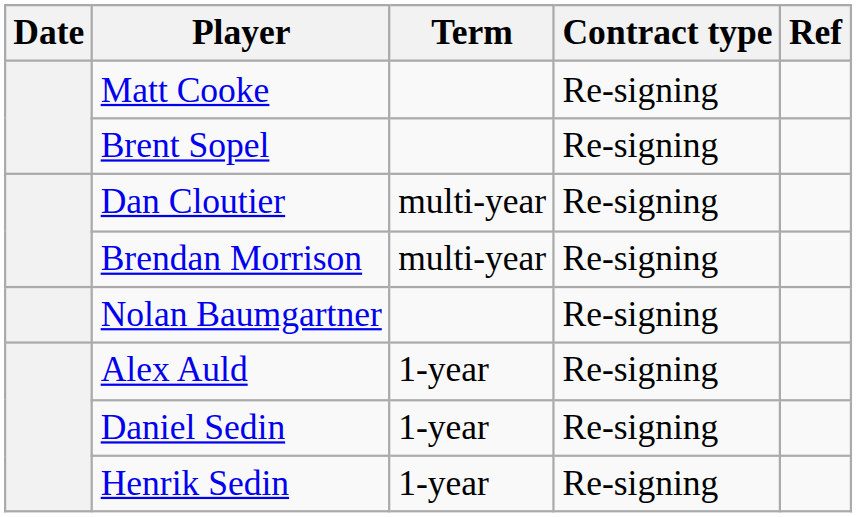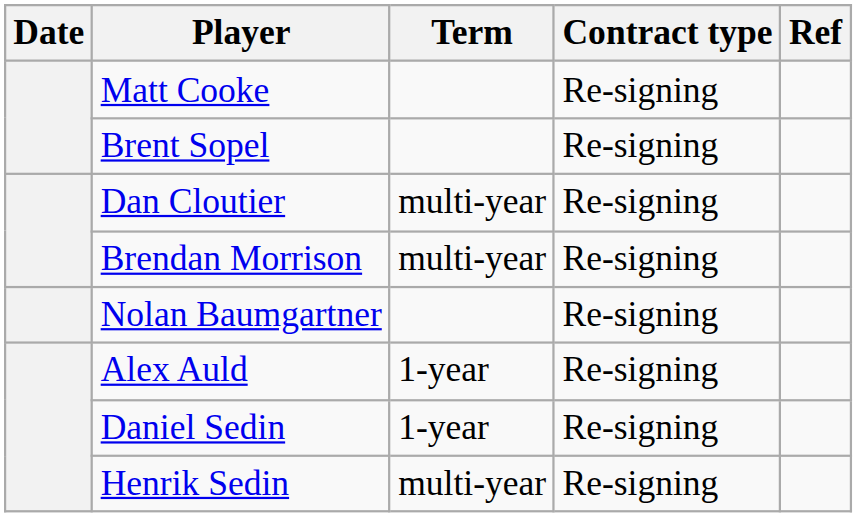(444, 483) 1-year -> (472, 483) multi-year
